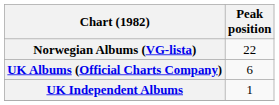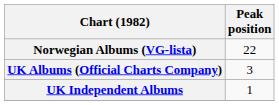(250, 69) 6 -> (250, 69) 3
